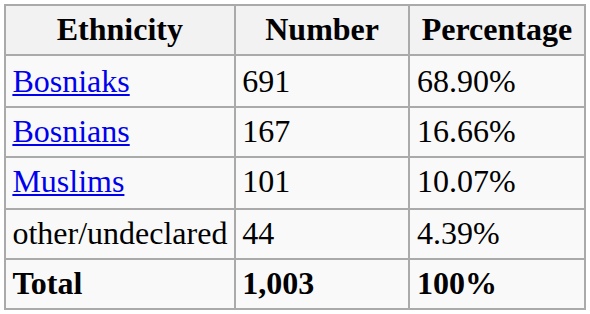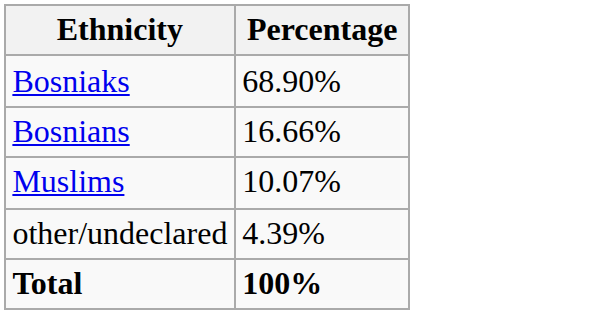- column: (322, 29)
